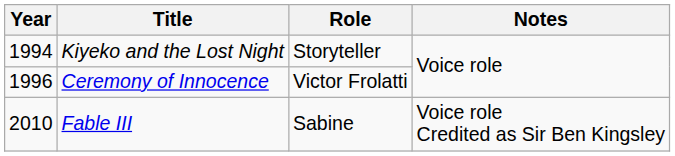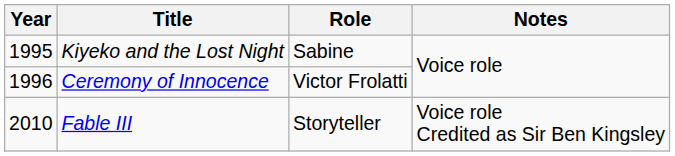(31, 50) 1994 -> (31, 50) 1995
(337, 50) Storyteller -> (323, 50) Sabine
(323, 123) Sabine -> (337, 123) Storyteller
